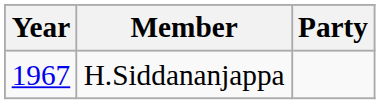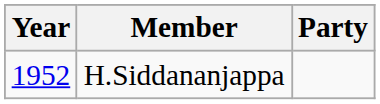(41, 74) 1967 -> (41, 74) 1952
